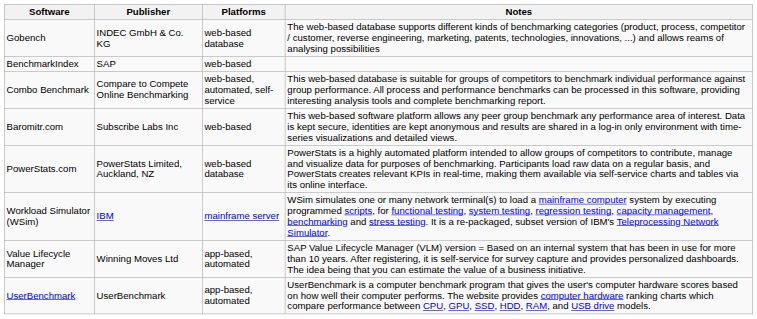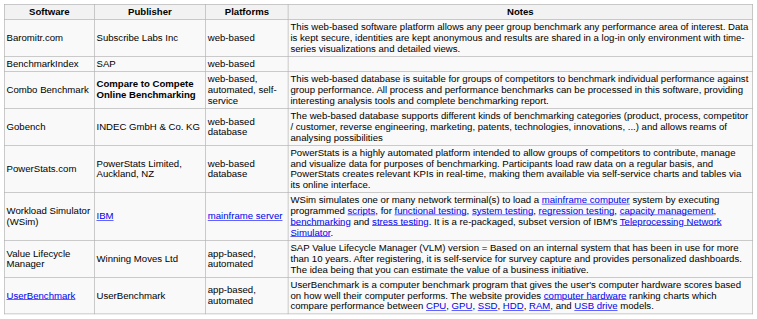rows swapped: (35, 127) <-> (26, 38)
(142, 90) normal -> (146, 90) bold
